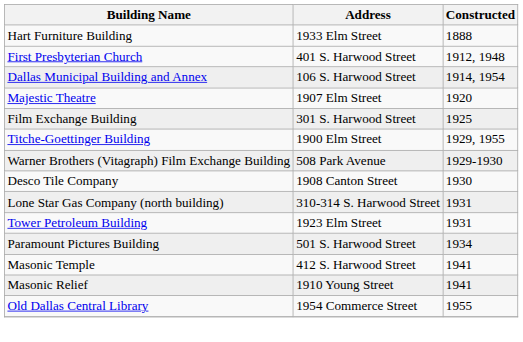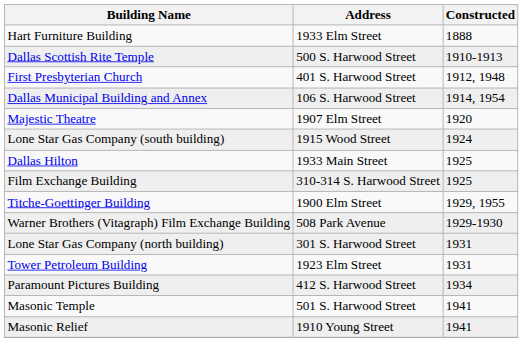+ row: (81, 56)
+ row: (116, 139)
+ row: (43, 160)
(356, 118) 301 S. Harwood Street -> (368, 181) 310-314 S. Harwood Street
- row: (63, 181)
(368, 202) 310-314 S. Harwood Street -> (356, 243) 301 S. Harwood Street
(356, 243) 501 S. Harwood Street -> (356, 285) 412 S. Harwood Street
(356, 264) 412 S. Harwood Street -> (356, 306) 501 S. Harwood Street
- row: (78, 306)
